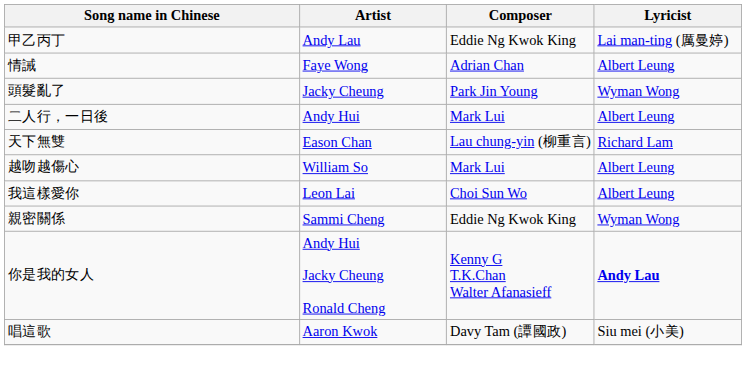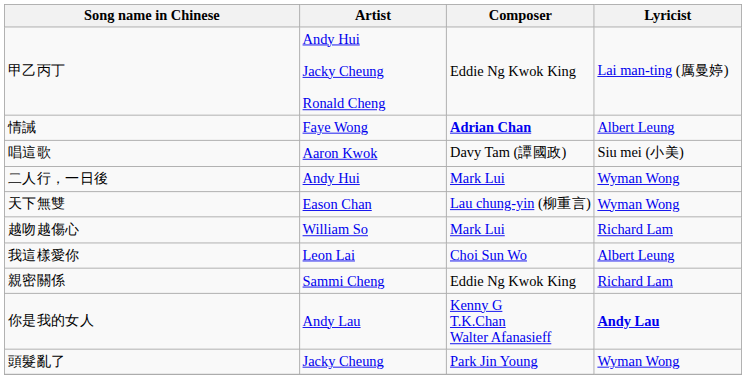(332, 40) Andy Lau -> (344, 71) Andy Hui Jacky Cheung Ronald Cheng
(487, 65) normal -> (491, 127) bold
rows swapped: (29, 331) <-> (37, 90)
(636, 116) Albert Leung -> (638, 178) Wyman Wong
(635, 142) Richard Lam -> (638, 204) Wyman Wong
(636, 167) Albert Leung -> (635, 229) Richard Lam
(638, 218) Wyman Wong -> (635, 280) Richard Lam
(344, 275) Andy Hui Jacky Cheung Ronald Cheng -> (332, 321) Andy Lau
